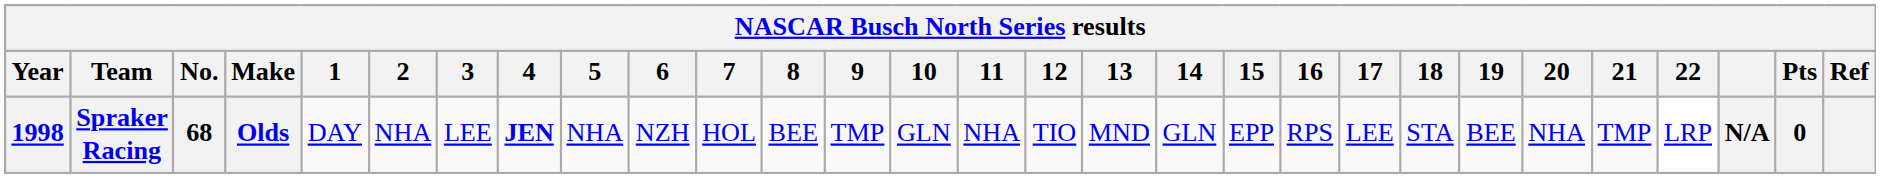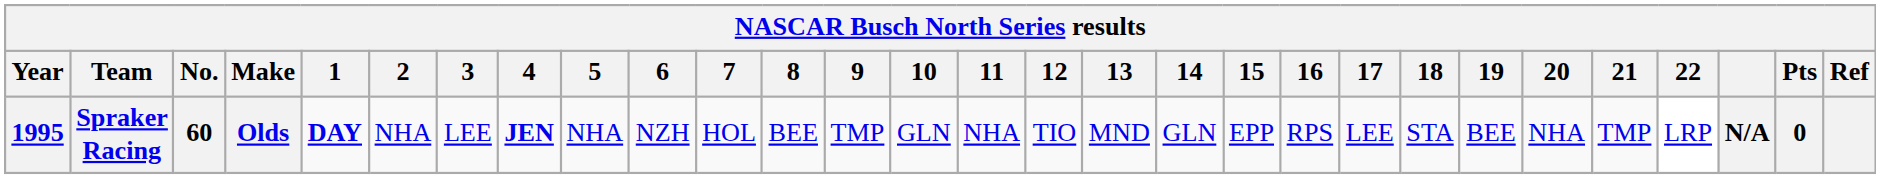(38, 134) 1998 -> (38, 134) 1995
(199, 134) 68 -> (199, 134) 60
(335, 134) normal -> (335, 134) bold
